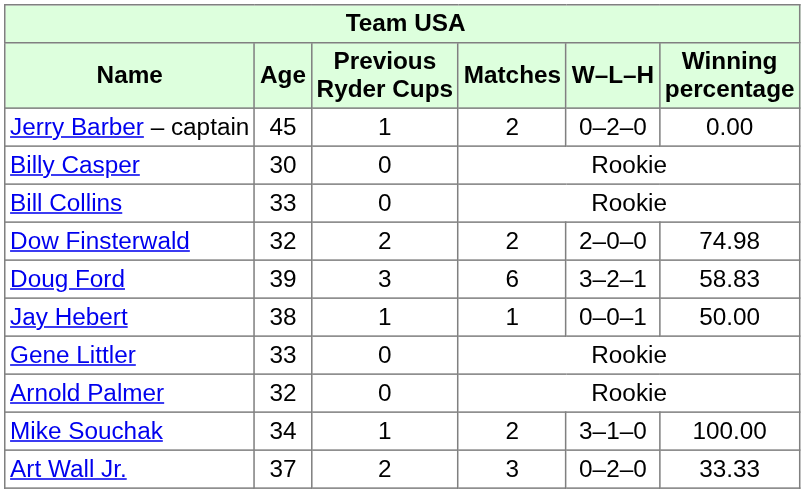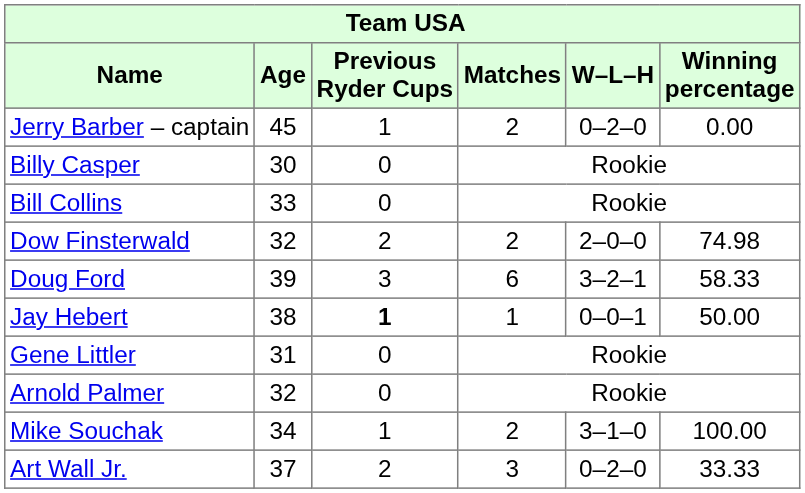(730, 278) 58.83 -> (730, 278) 58.33
(385, 316) normal -> (385, 316) bold
(283, 354) 33 -> (283, 354) 31
